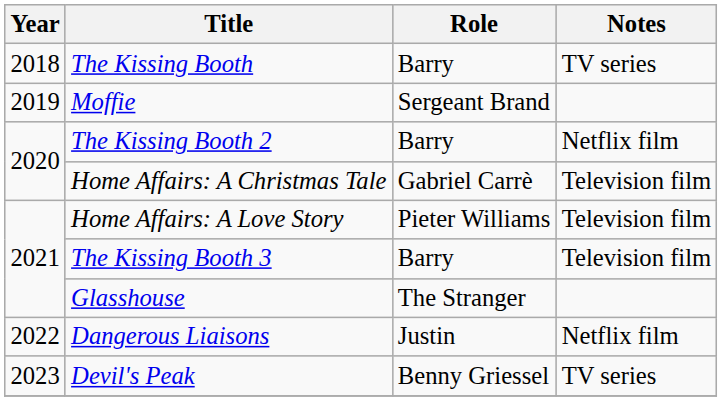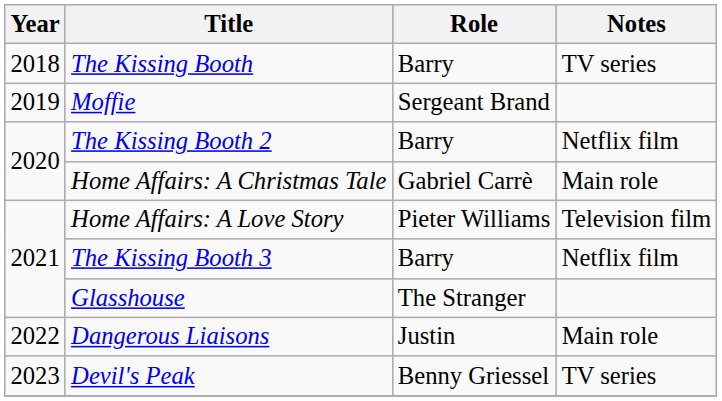(636, 180) Television film -> (610, 180) Main role
(636, 258) Television film -> (620, 258) Netflix film
(620, 336) Netflix film -> (610, 336) Main role
